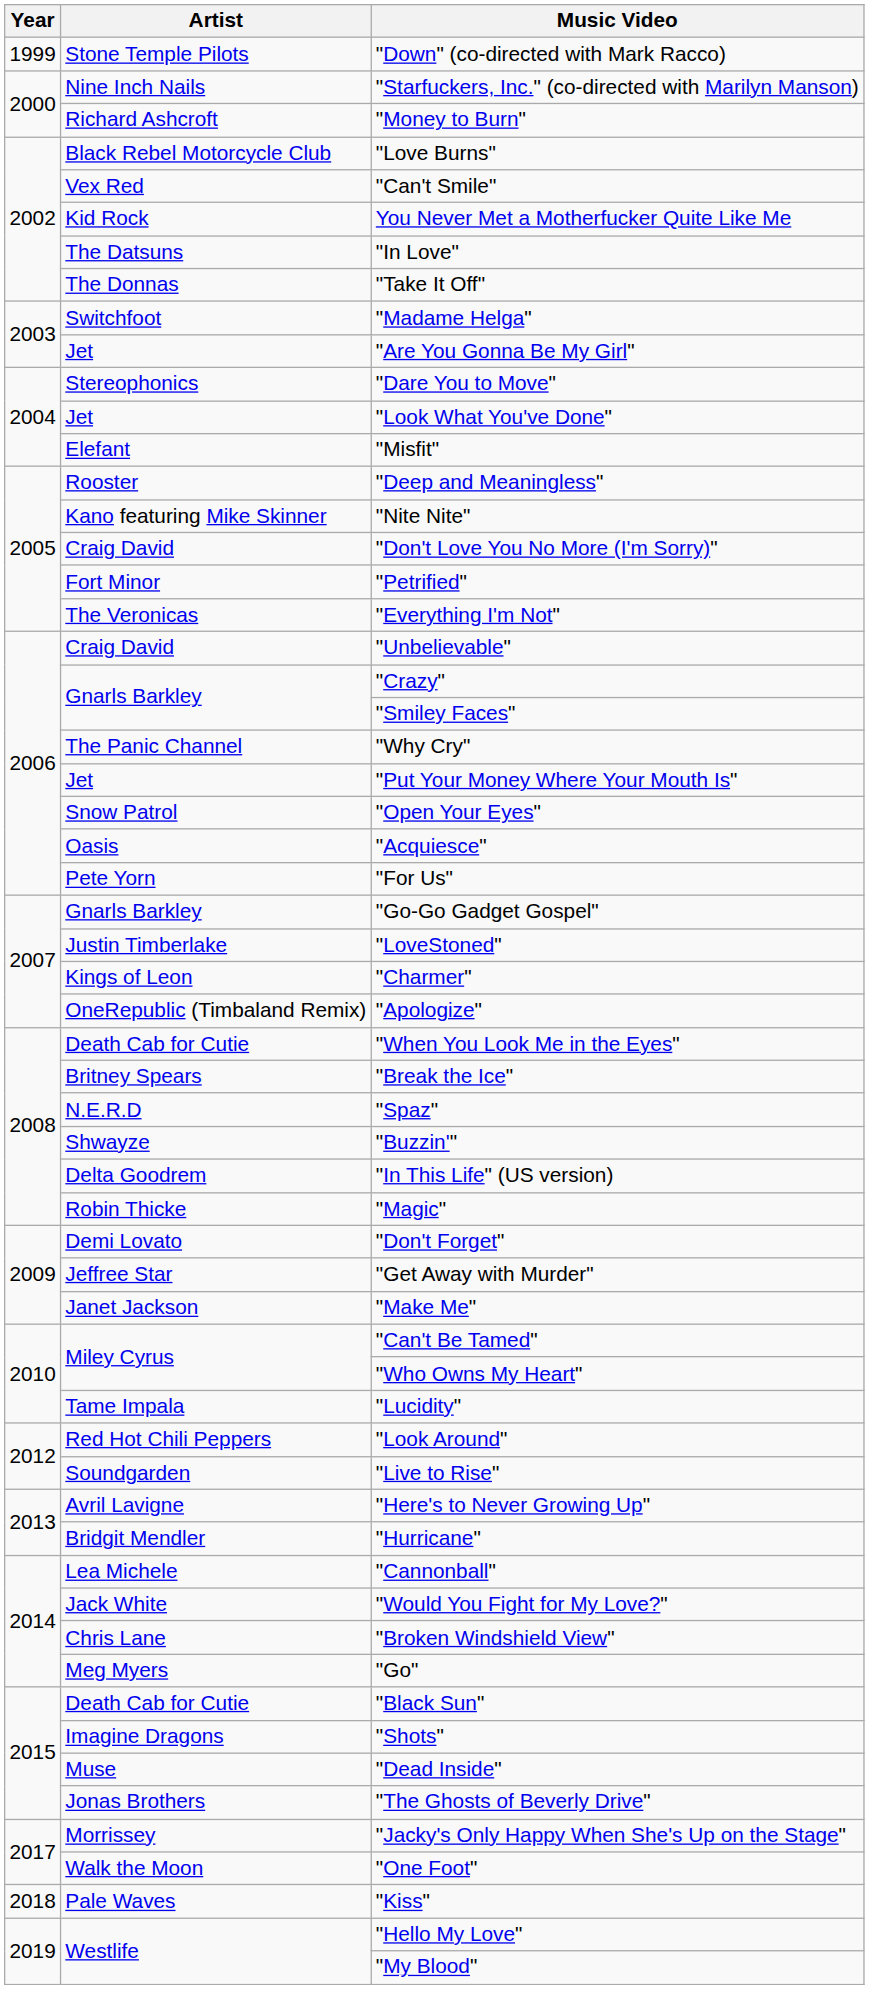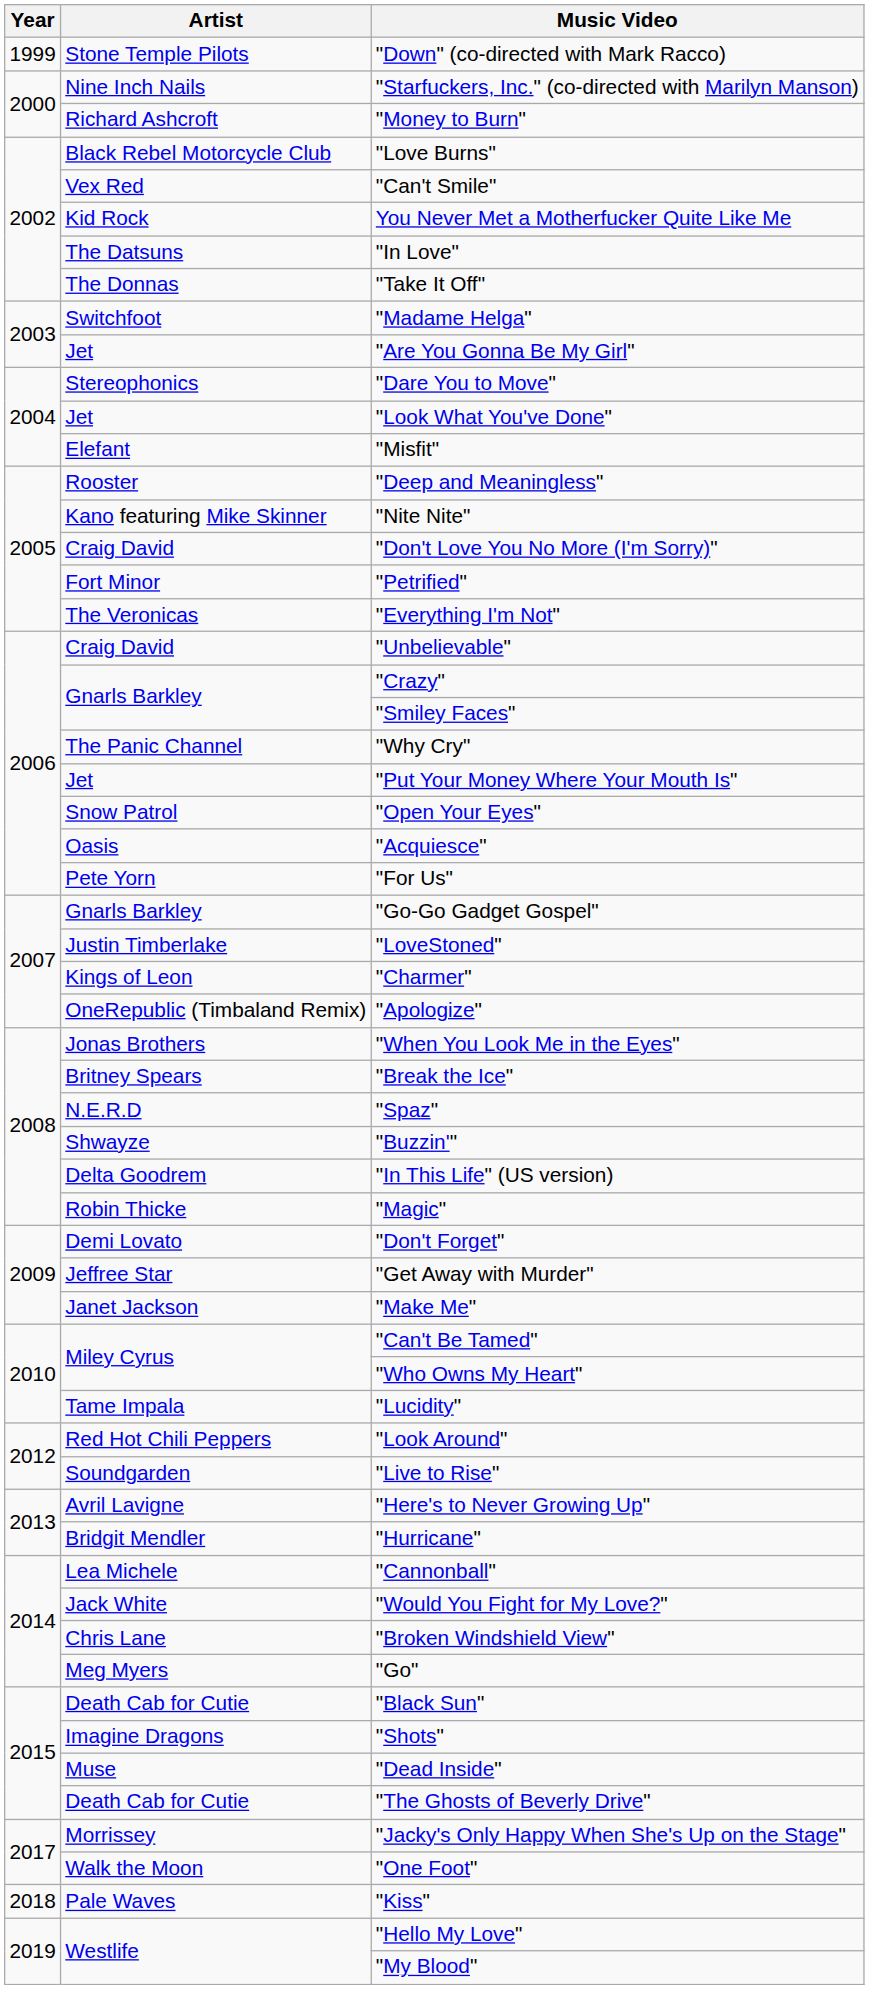(157, 1043) Death Cab for Cutie -> (135, 1043) Jonas Brothers
(135, 1802) Jonas Brothers -> (157, 1802) Death Cab for Cutie
